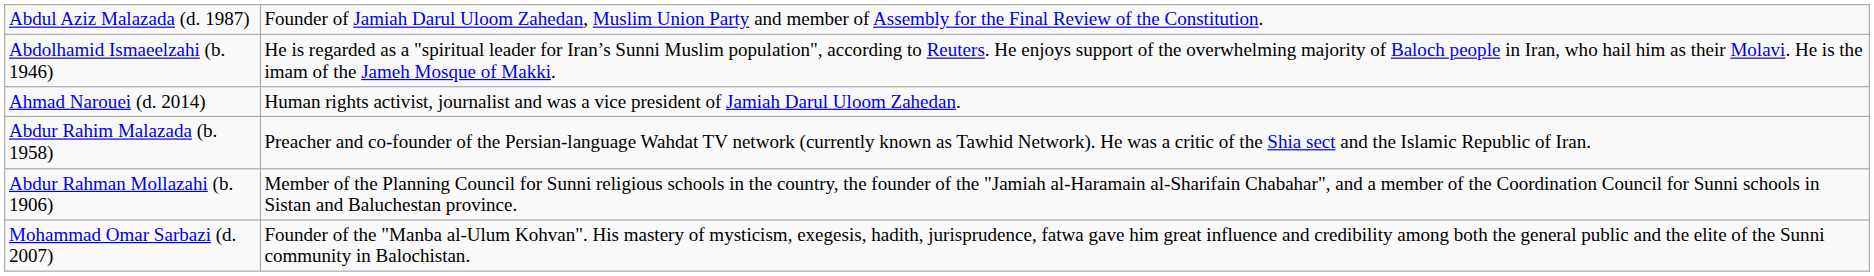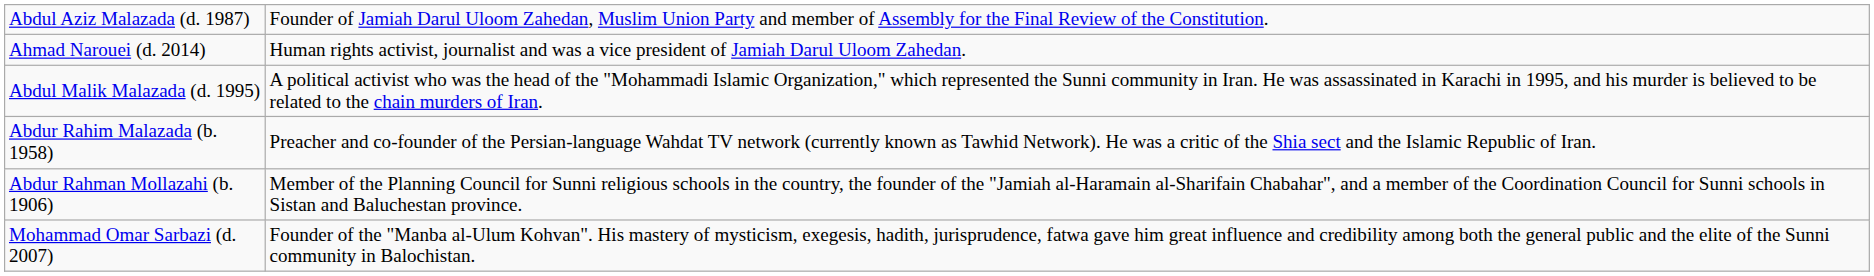- row: (117, 60)
+ row: (135, 90)
